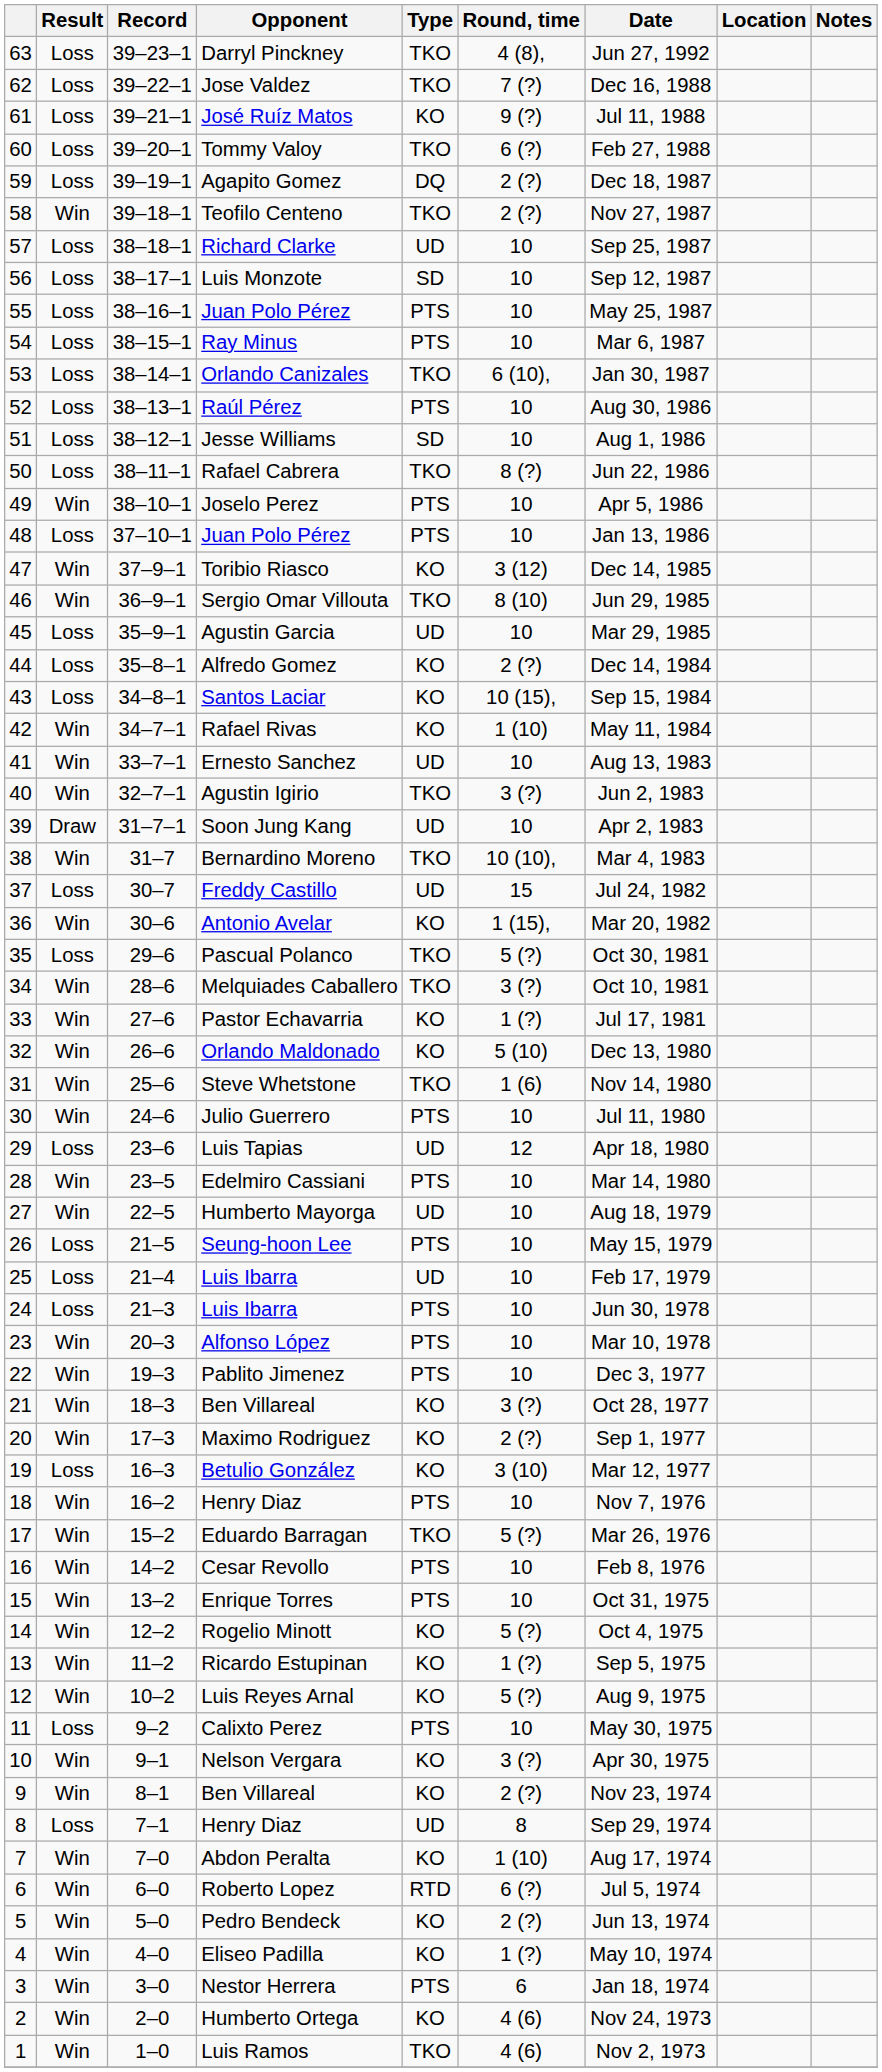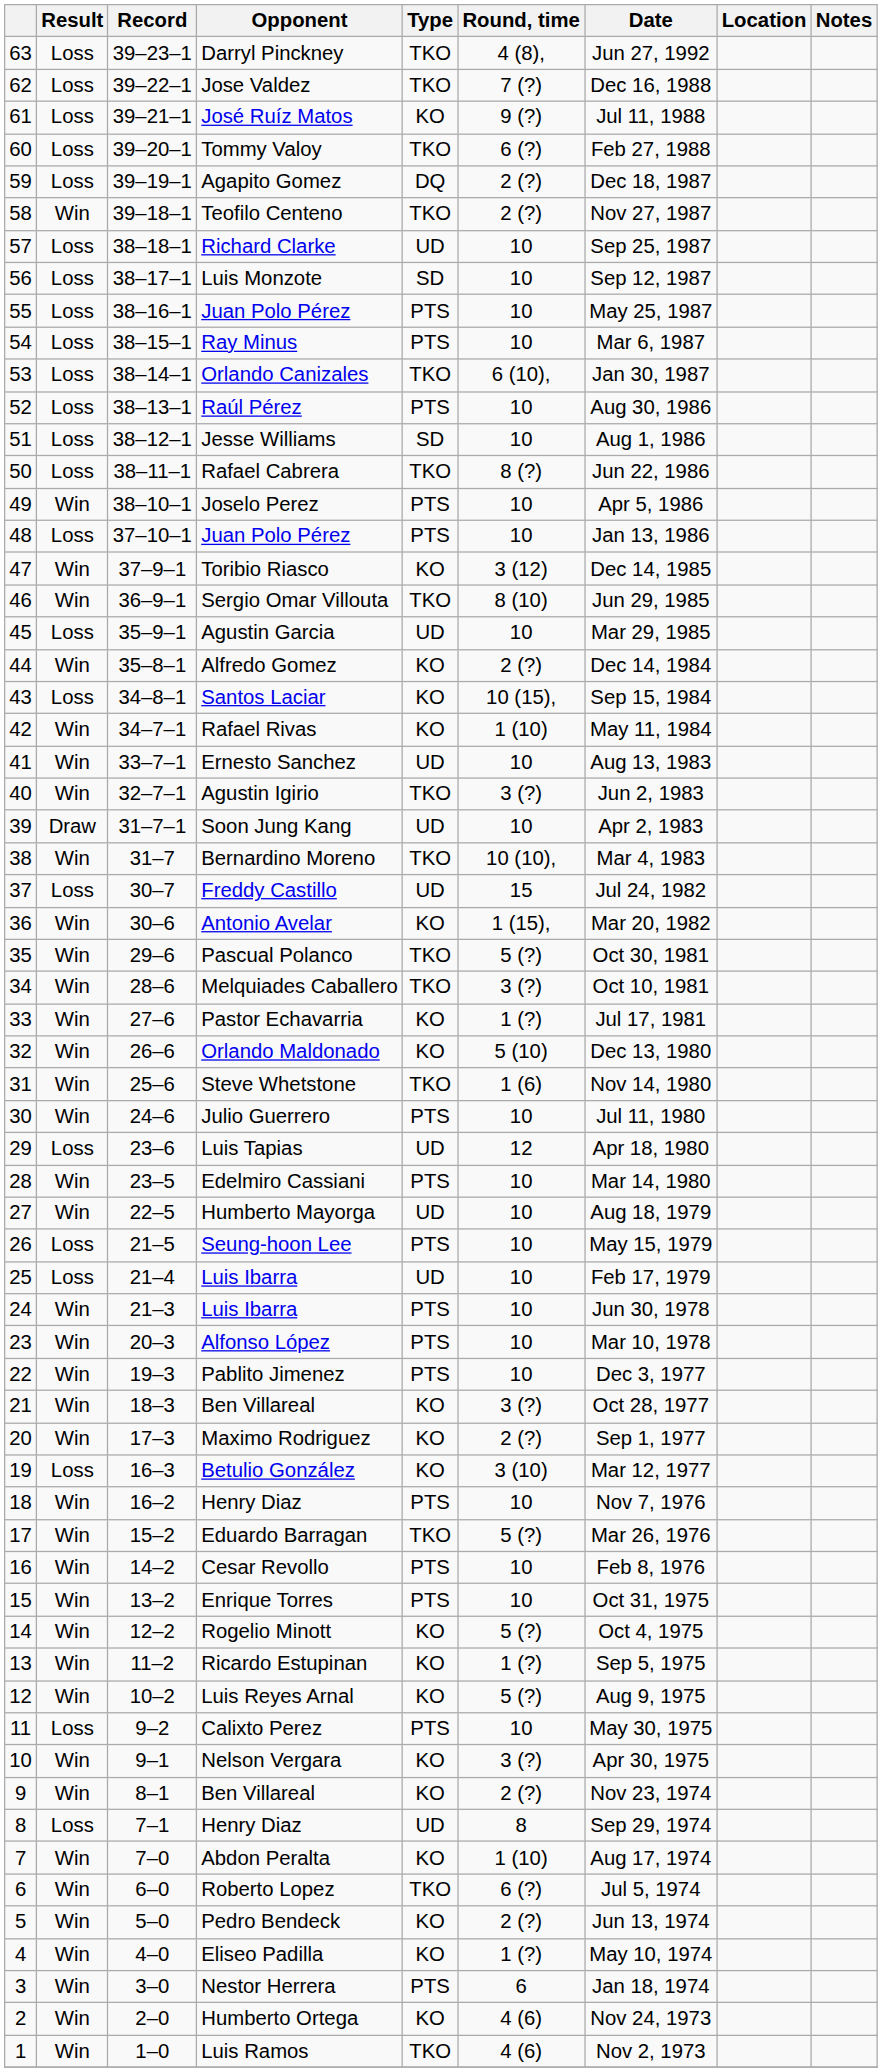(72, 665) Loss -> (72, 665) Win
(72, 955) Loss -> (72, 955) Win
(72, 1309) Loss -> (72, 1309) Win
(430, 1889) RTD -> (430, 1889) TKO
